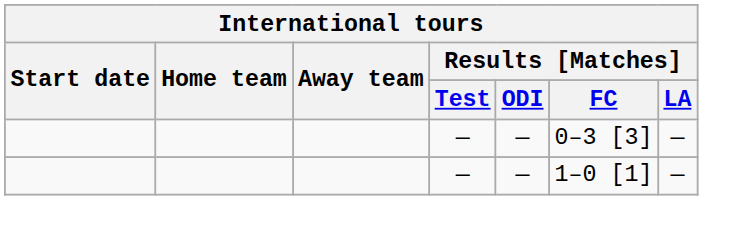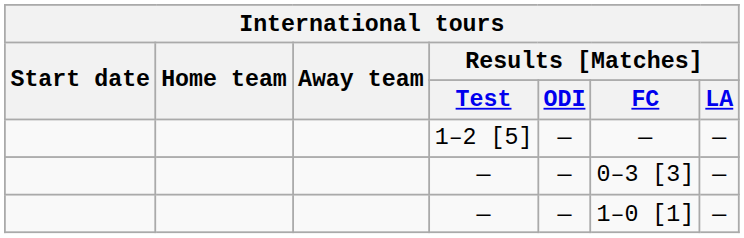+ row: (80, 138)
